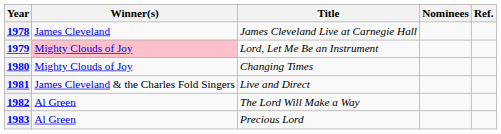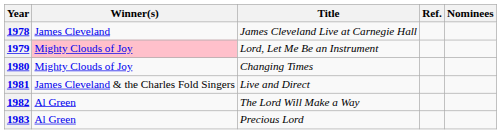columns swapped: (445, 13) <-> (484, 13)
